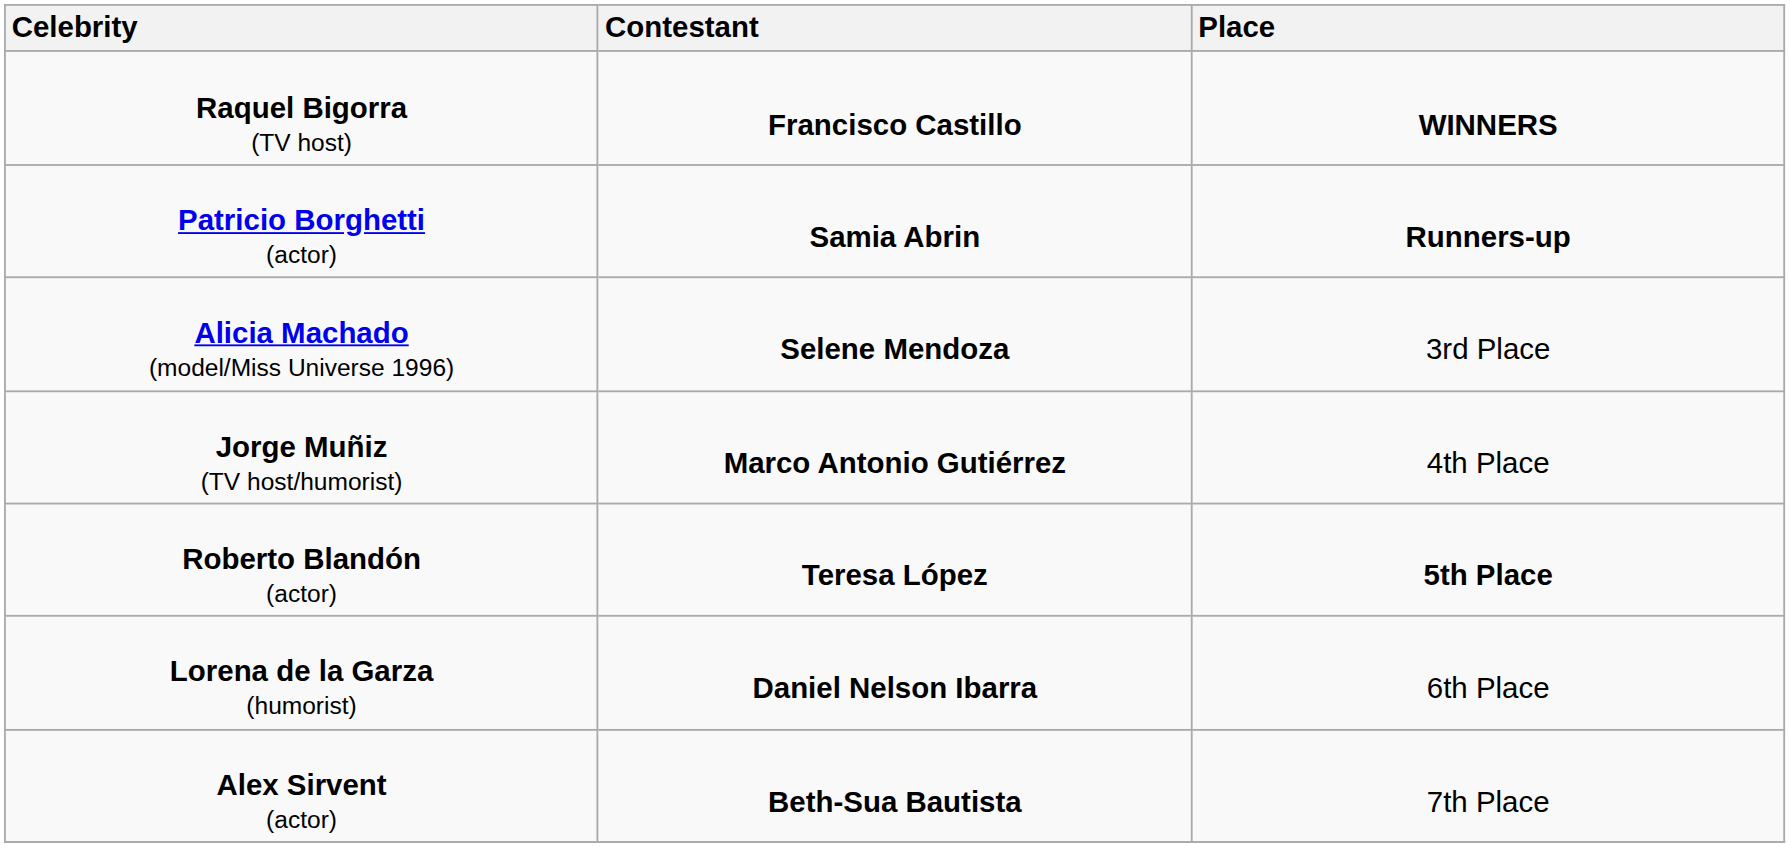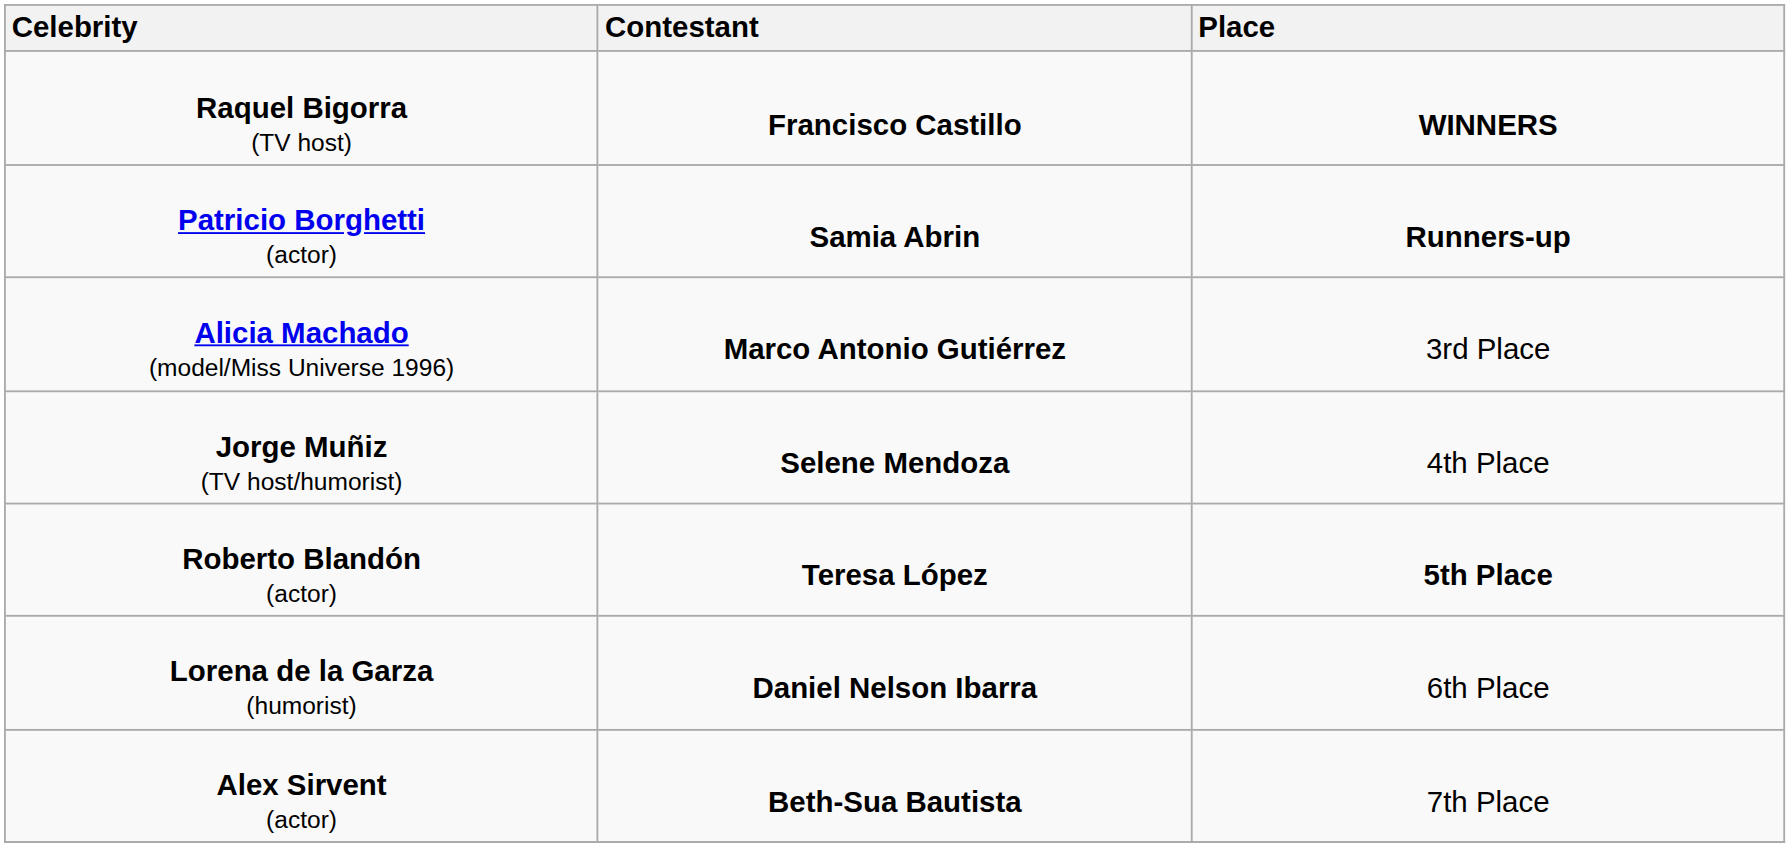(895, 350) Selene Mendoza -> (895, 350) Marco Antonio Gutiérrez
(895, 463) Marco Antonio Gutiérrez -> (895, 463) Selene Mendoza
